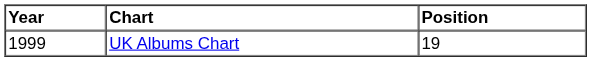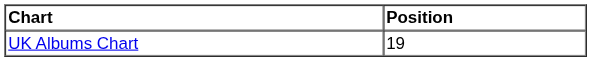- column: (26, 17)
